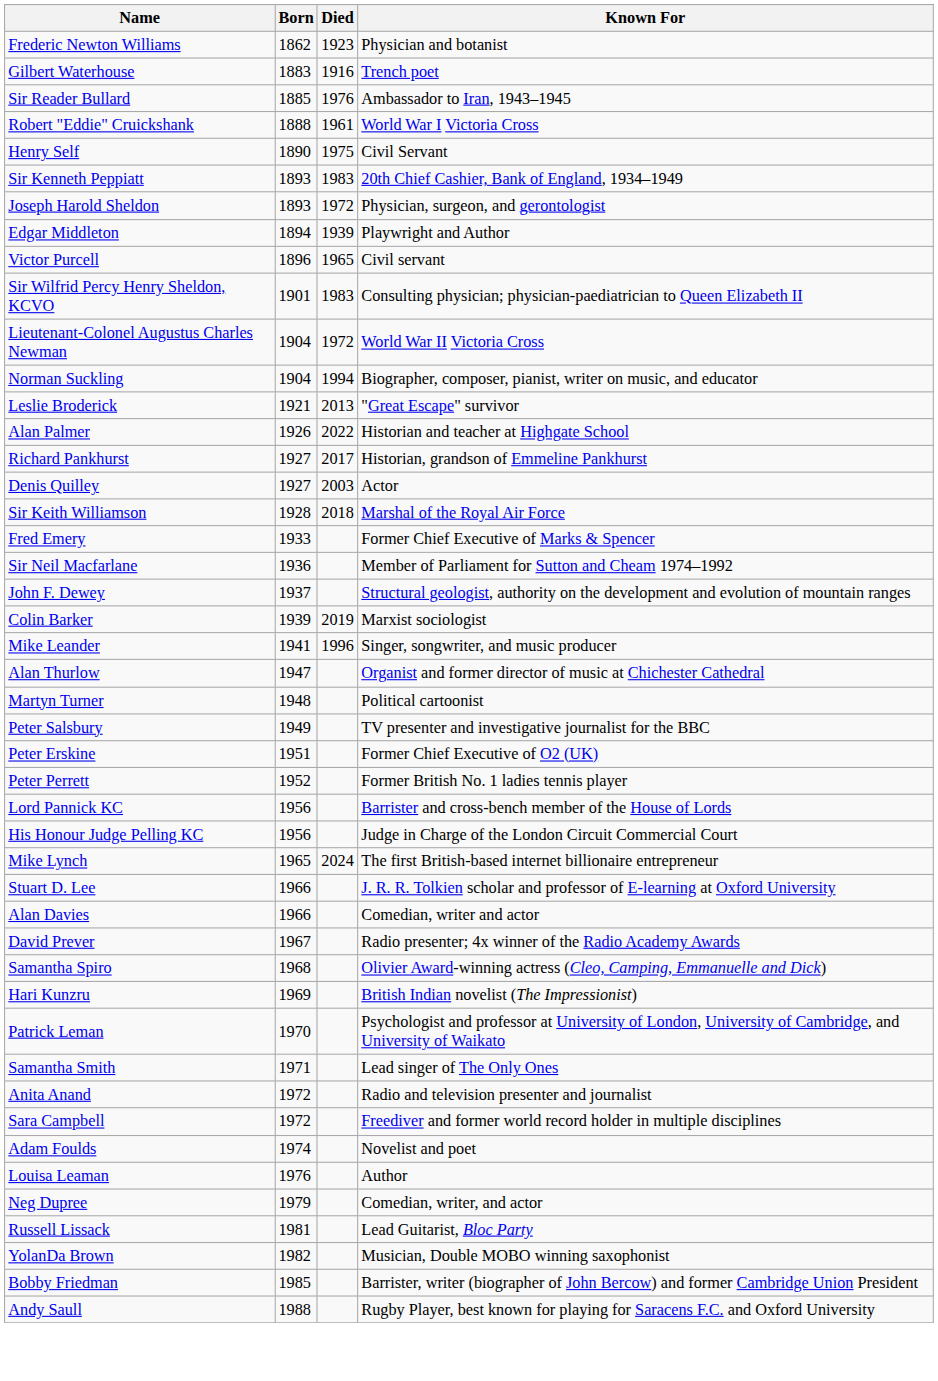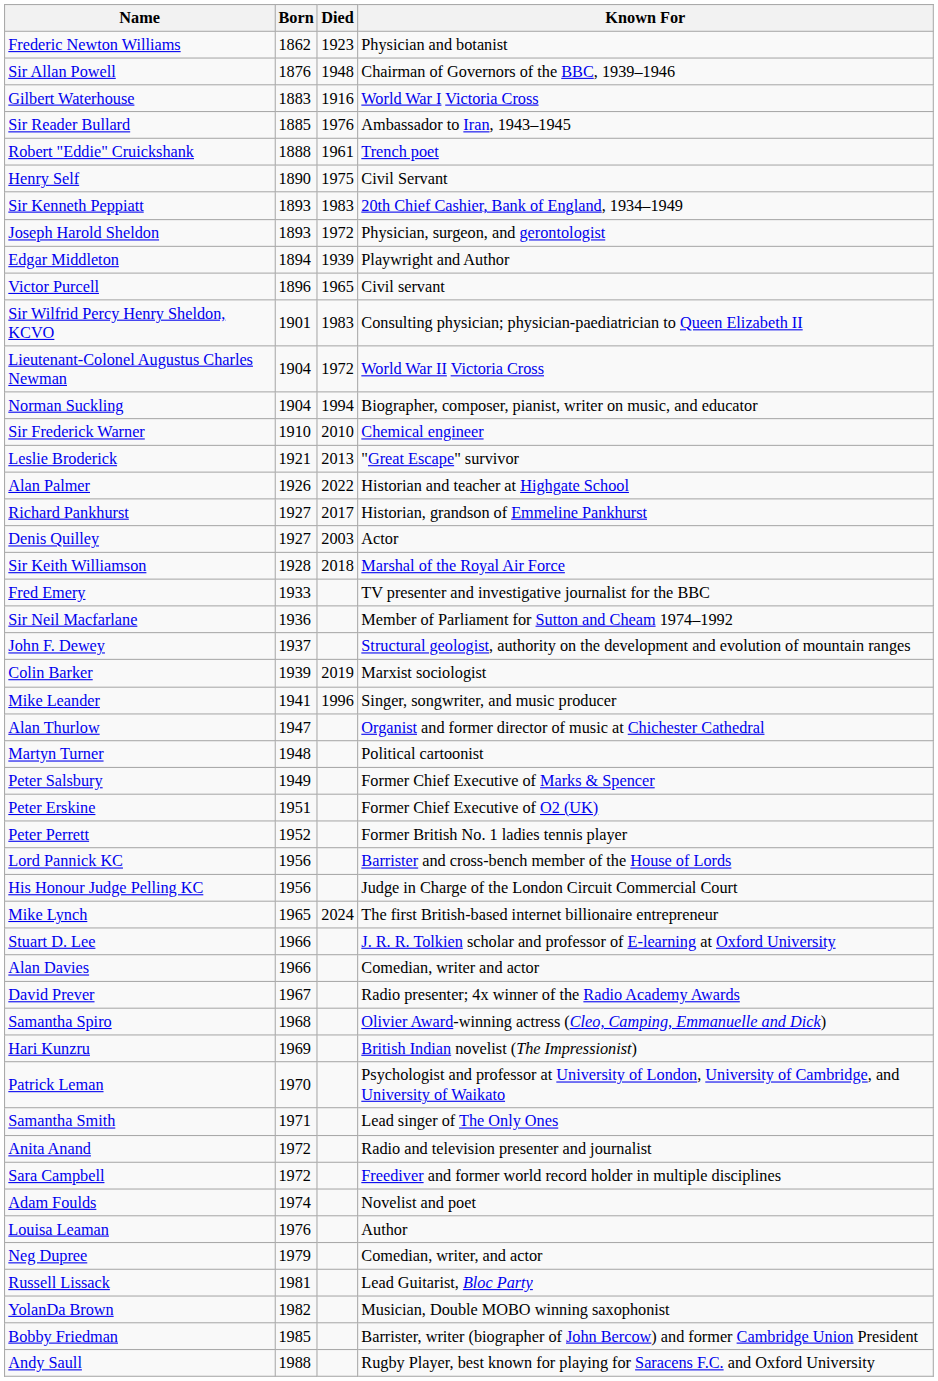+ row: (62, 71)
(400, 71) Trench poet -> (450, 98) World War I Victoria Cross
(450, 125) World War I Victoria Cross -> (400, 152) Trench poet
+ row: (77, 432)
(508, 539) Former Chief Executive of Marks & Spencer -> (536, 592) TV presenter and investigative journalist for the BBC
(536, 727) TV presenter and investigative journalist for the BBC -> (508, 780) Former Chief Executive of Marks & Spencer
